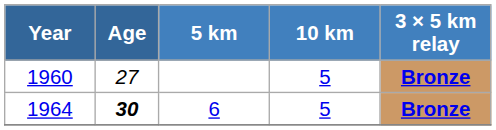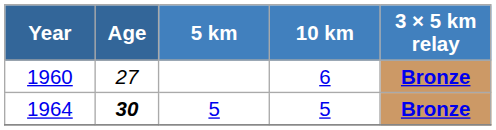(325, 77) 5 -> (325, 77) 6
(214, 109) 6 -> (214, 109) 5
